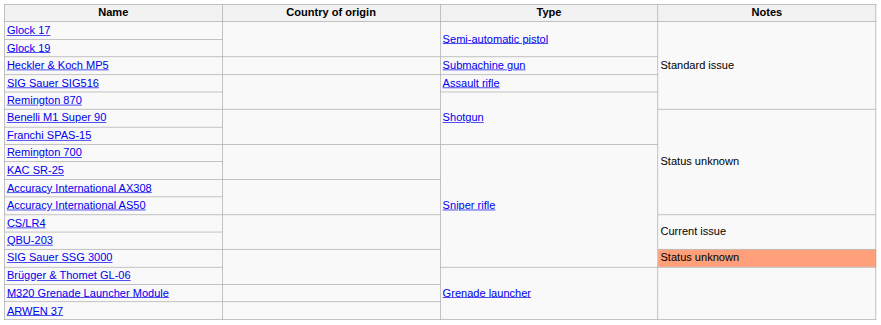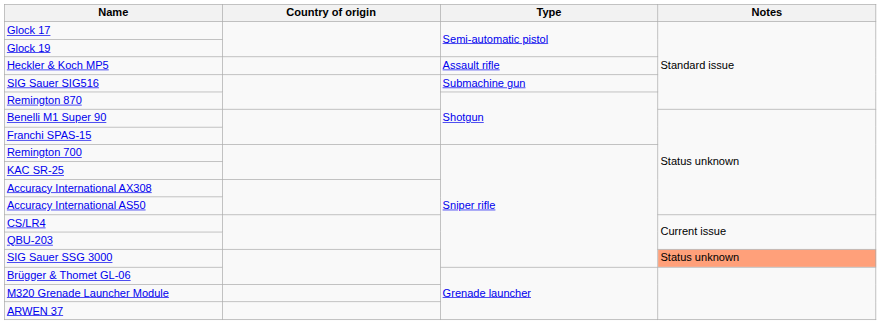(484, 65) Submachine gun -> (471, 65) Assault rifle
(471, 83) Assault rifle -> (484, 83) Submachine gun
